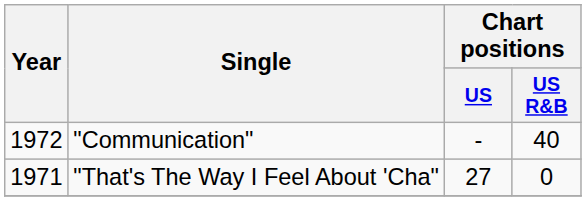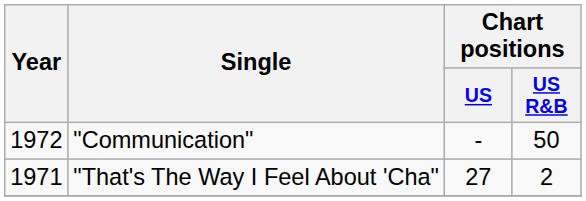(546, 140) 40 -> (546, 140) 50
(546, 177) 0 -> (546, 177) 2
